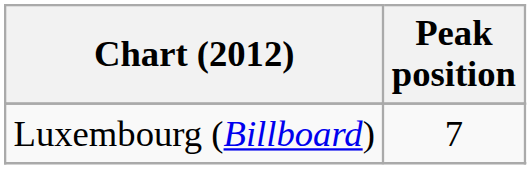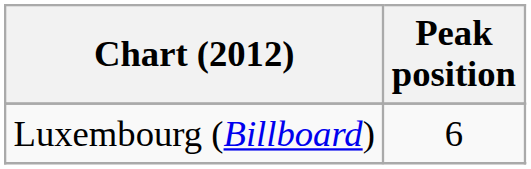(454, 132) 7 -> (454, 132) 6
